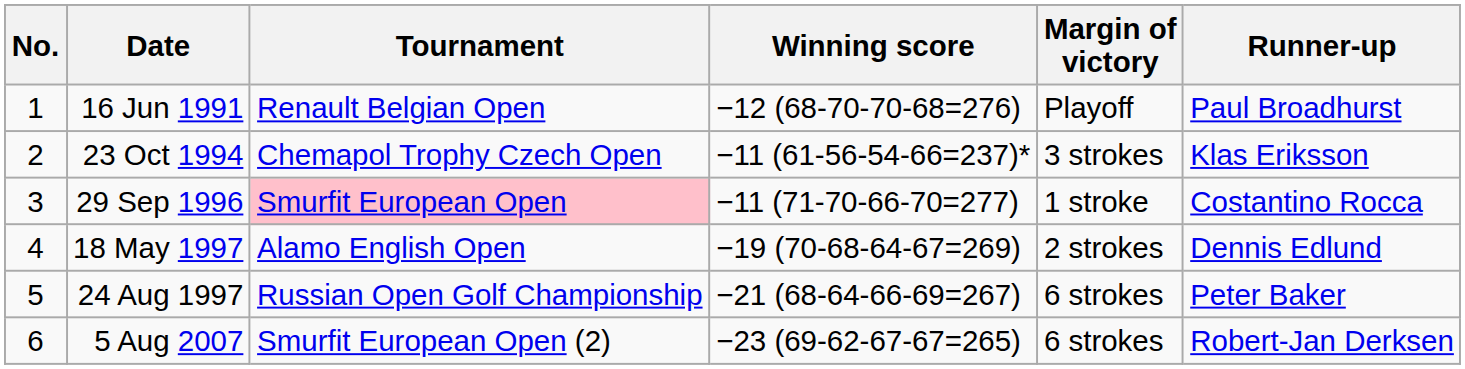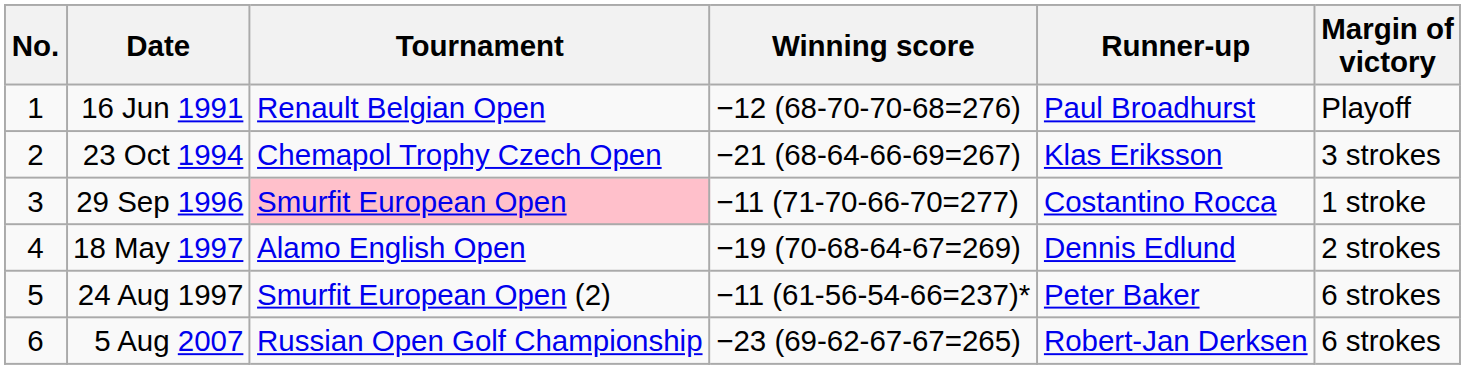columns swapped: (1110, 45) <-> (1322, 45)
(873, 155) −11 (61-56-54-66=237)* -> (869, 155) −21 (68-64-66-69=267)
(480, 295) Russian Open Golf Championship -> (434, 295) Smurfit European Open (2)
(869, 295) −21 (68-64-66-69=267) -> (873, 295) −11 (61-56-54-66=237)*
(434, 342) Smurfit European Open (2) -> (480, 342) Russian Open Golf Championship
